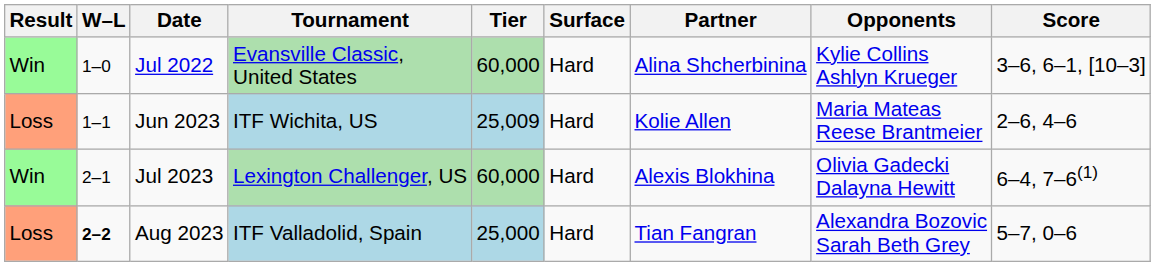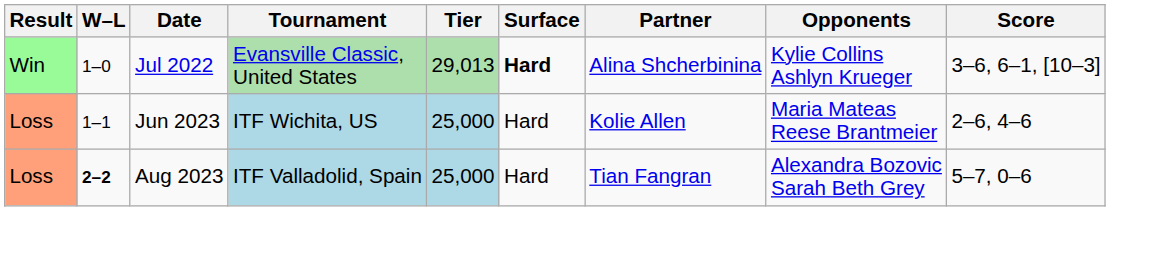(508, 65) 60,000 -> (463, 65) 29,013
(572, 65) normal -> (528, 65) bold
(508, 121) 25,009 -> (463, 121) 25,000
- row: (174, 177)
